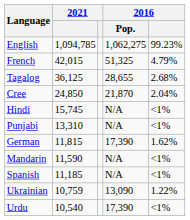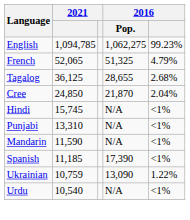(69, 61) 42,015 -> (69, 61) 52,065
- row: (23, 142)
(114, 175) N/A -> (119, 158) 17,390
(119, 207) 17,390 -> (114, 191) N/A
